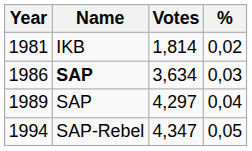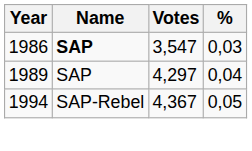- row: (28, 46)
(175, 74) 3,634 -> (175, 46) 3,547
(175, 131) 4,347 -> (175, 103) 4,367
